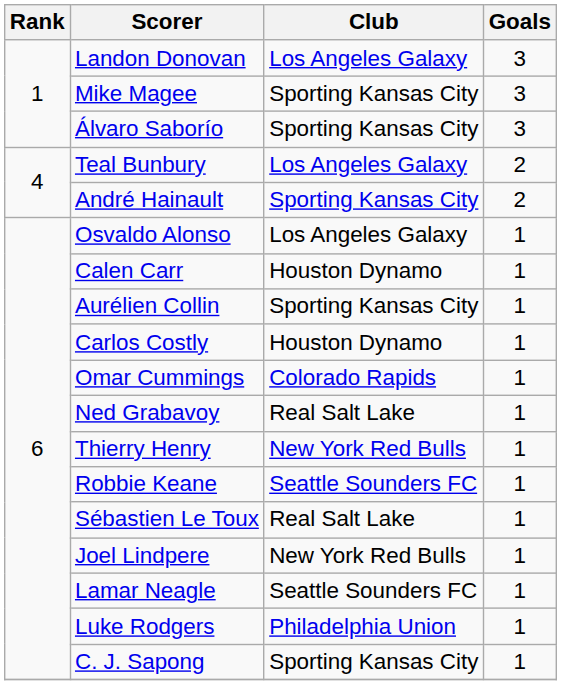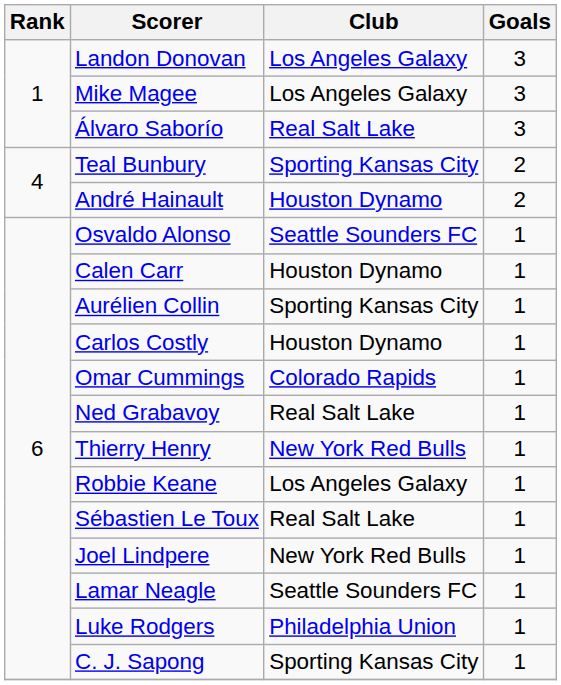(374, 93) Sporting Kansas City -> (368, 93) Los Angeles Galaxy
(374, 128) Sporting Kansas City -> (342, 128) Real Salt Lake
(368, 164) Los Angeles Galaxy -> (374, 164) Sporting Kansas City
(374, 199) Sporting Kansas City -> (356, 199) Houston Dynamo
(368, 235) Los Angeles Galaxy -> (373, 235) Seattle Sounders FC
(373, 484) Seattle Sounders FC -> (368, 484) Los Angeles Galaxy
